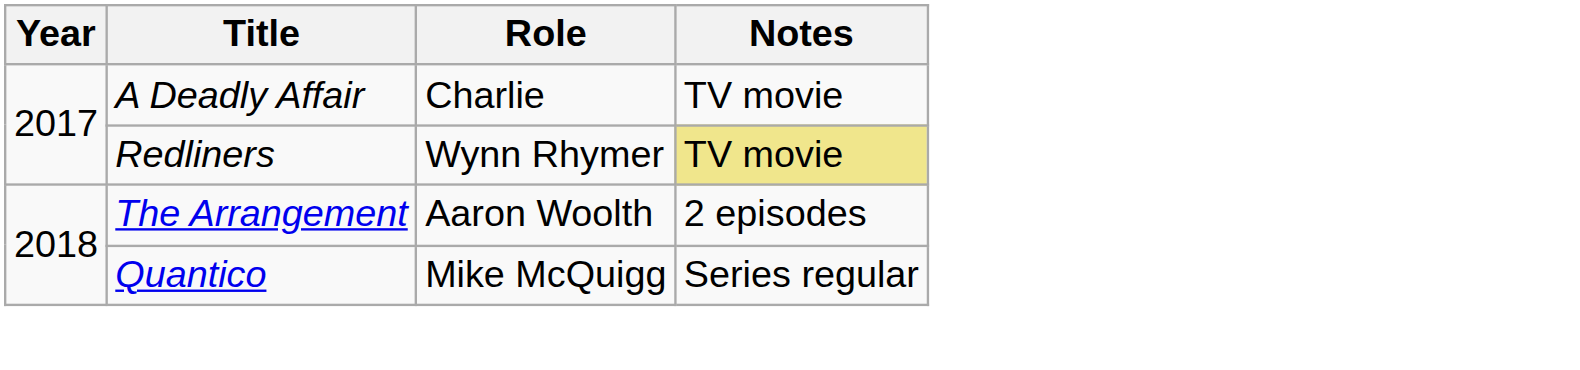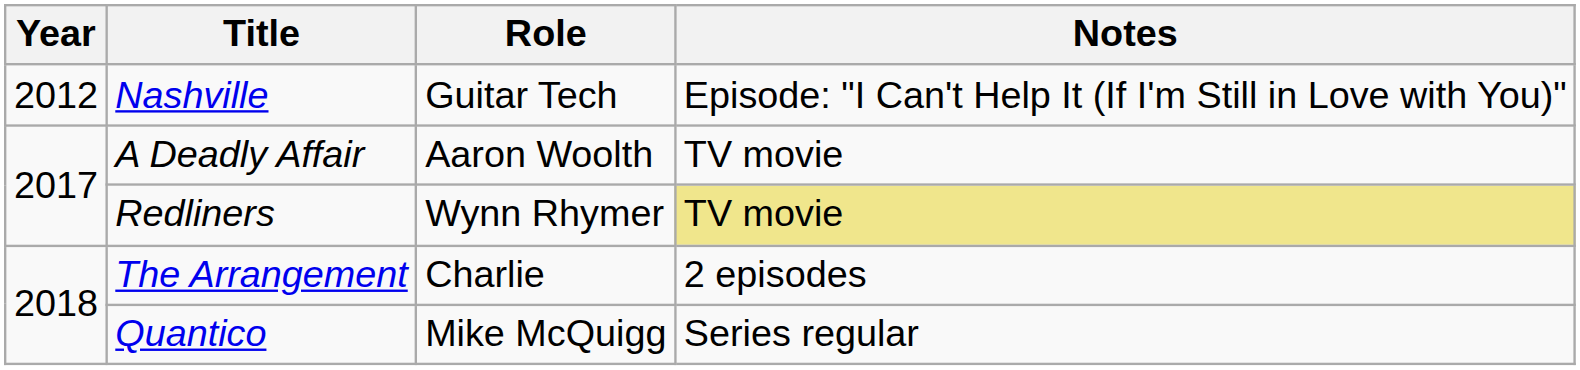+ row: (192, 94)
(485, 94) Charlie -> (539, 154) Aaron Woolth
(539, 214) Aaron Woolth -> (485, 273) Charlie
